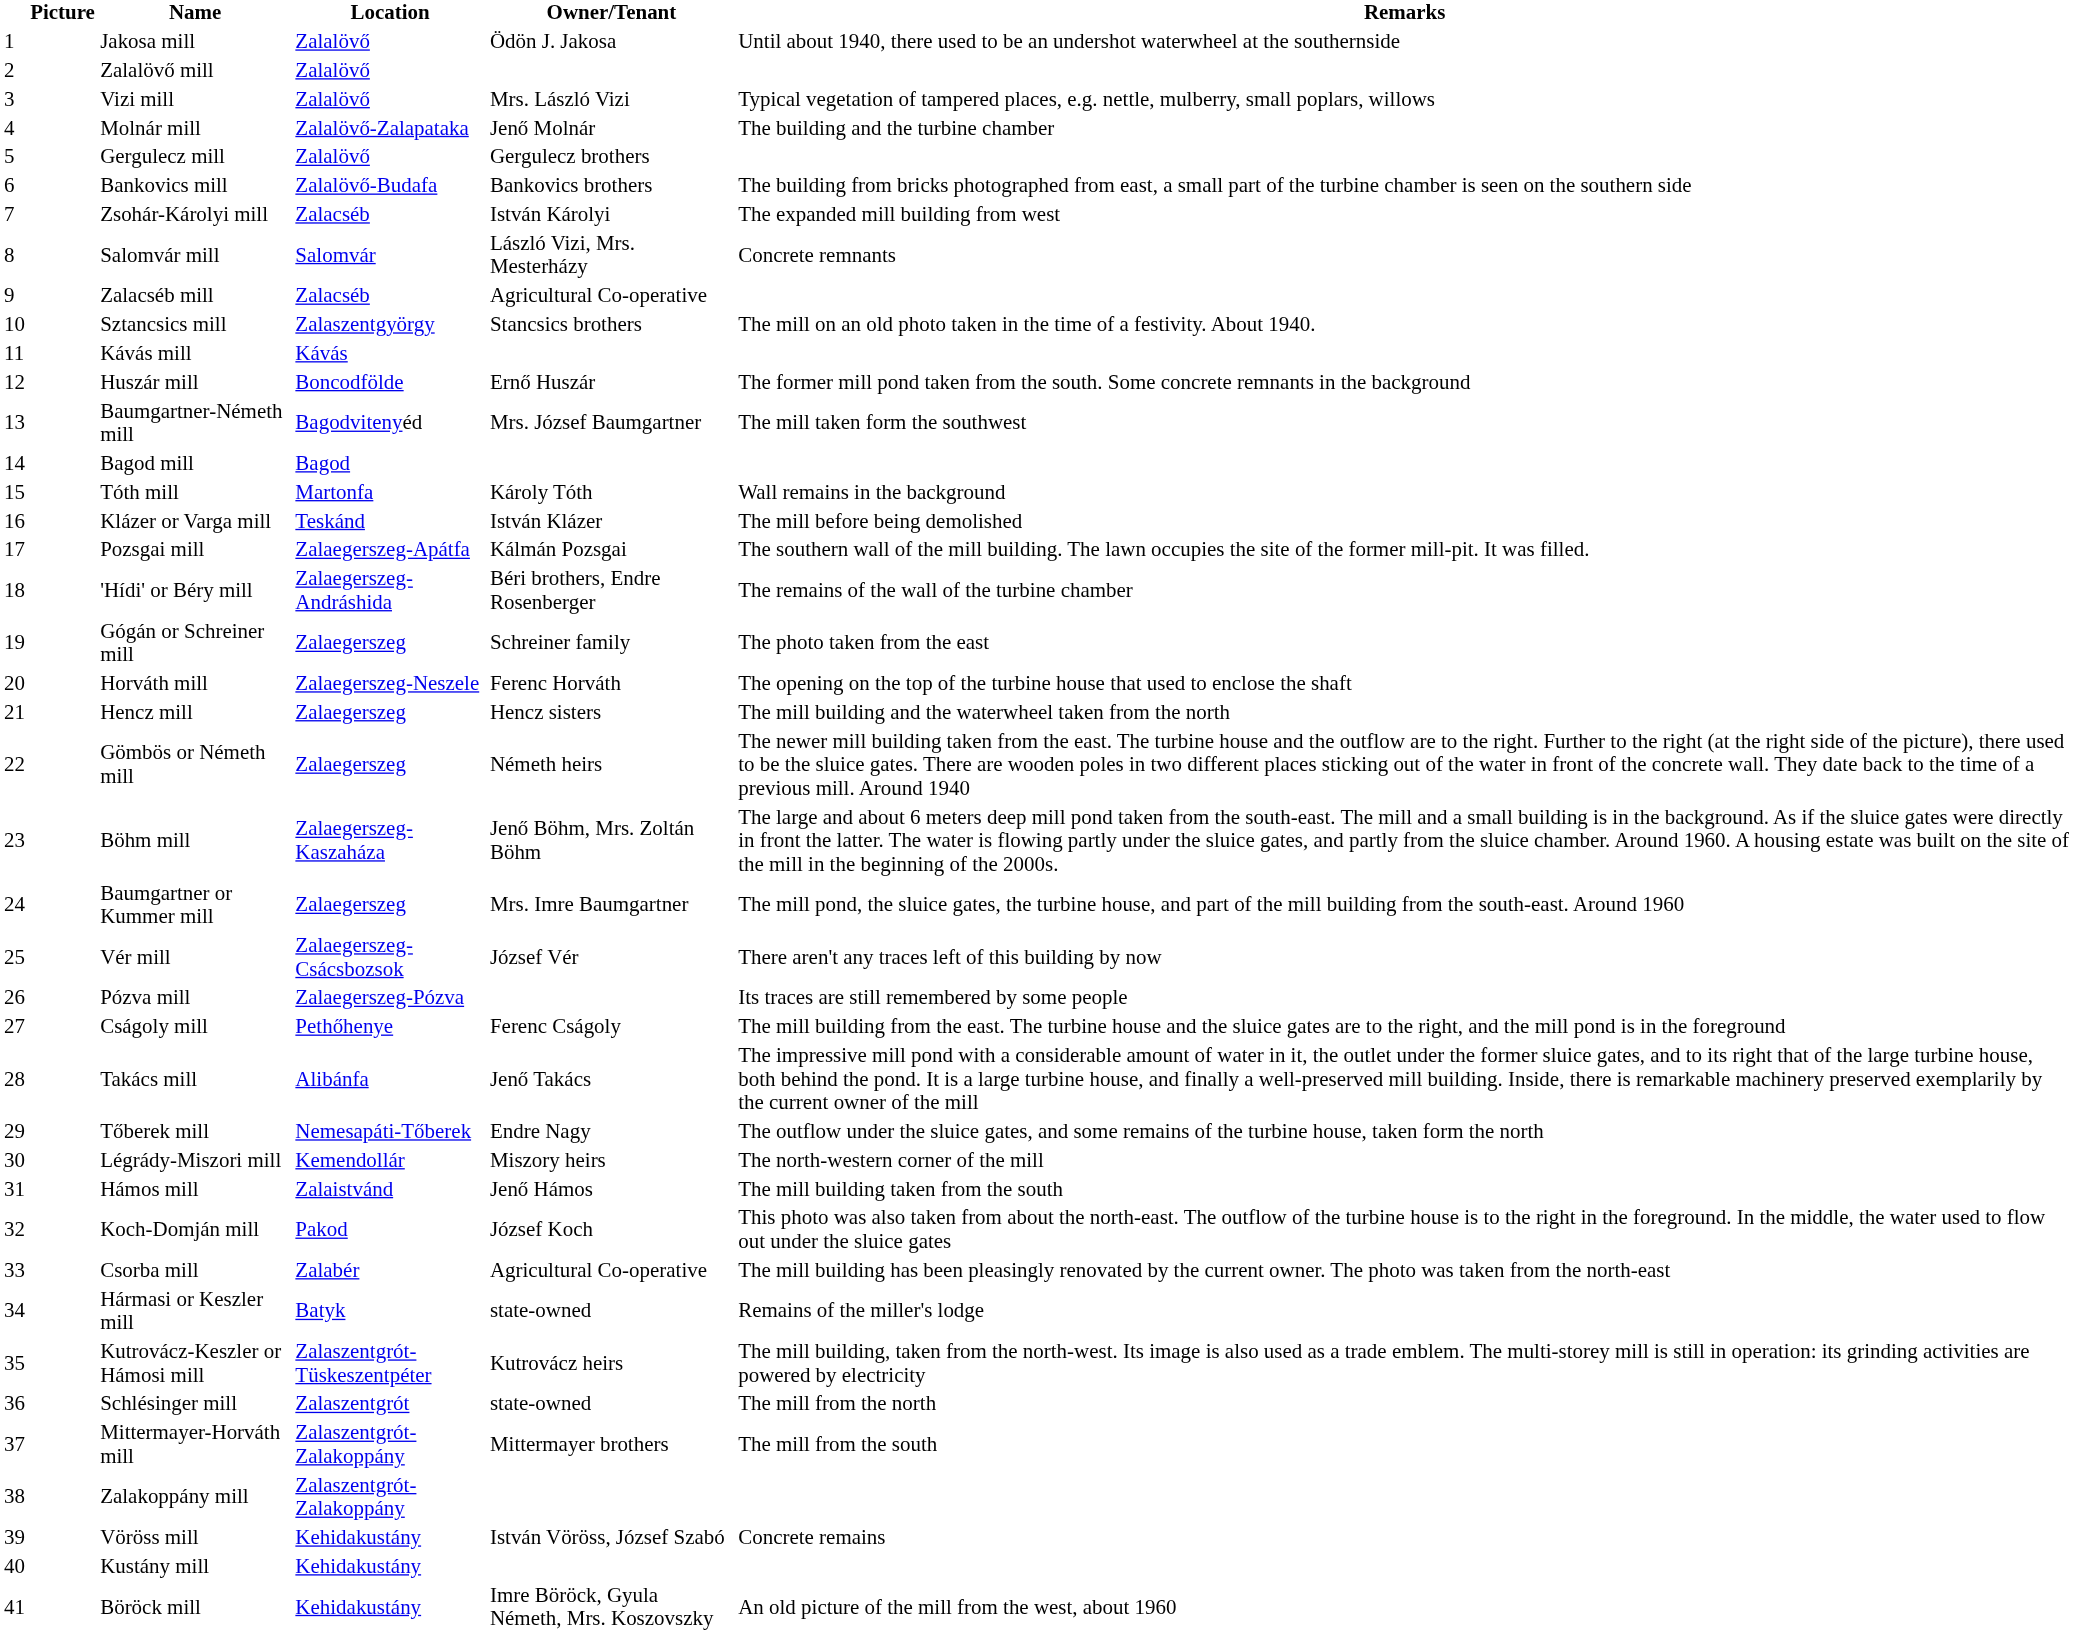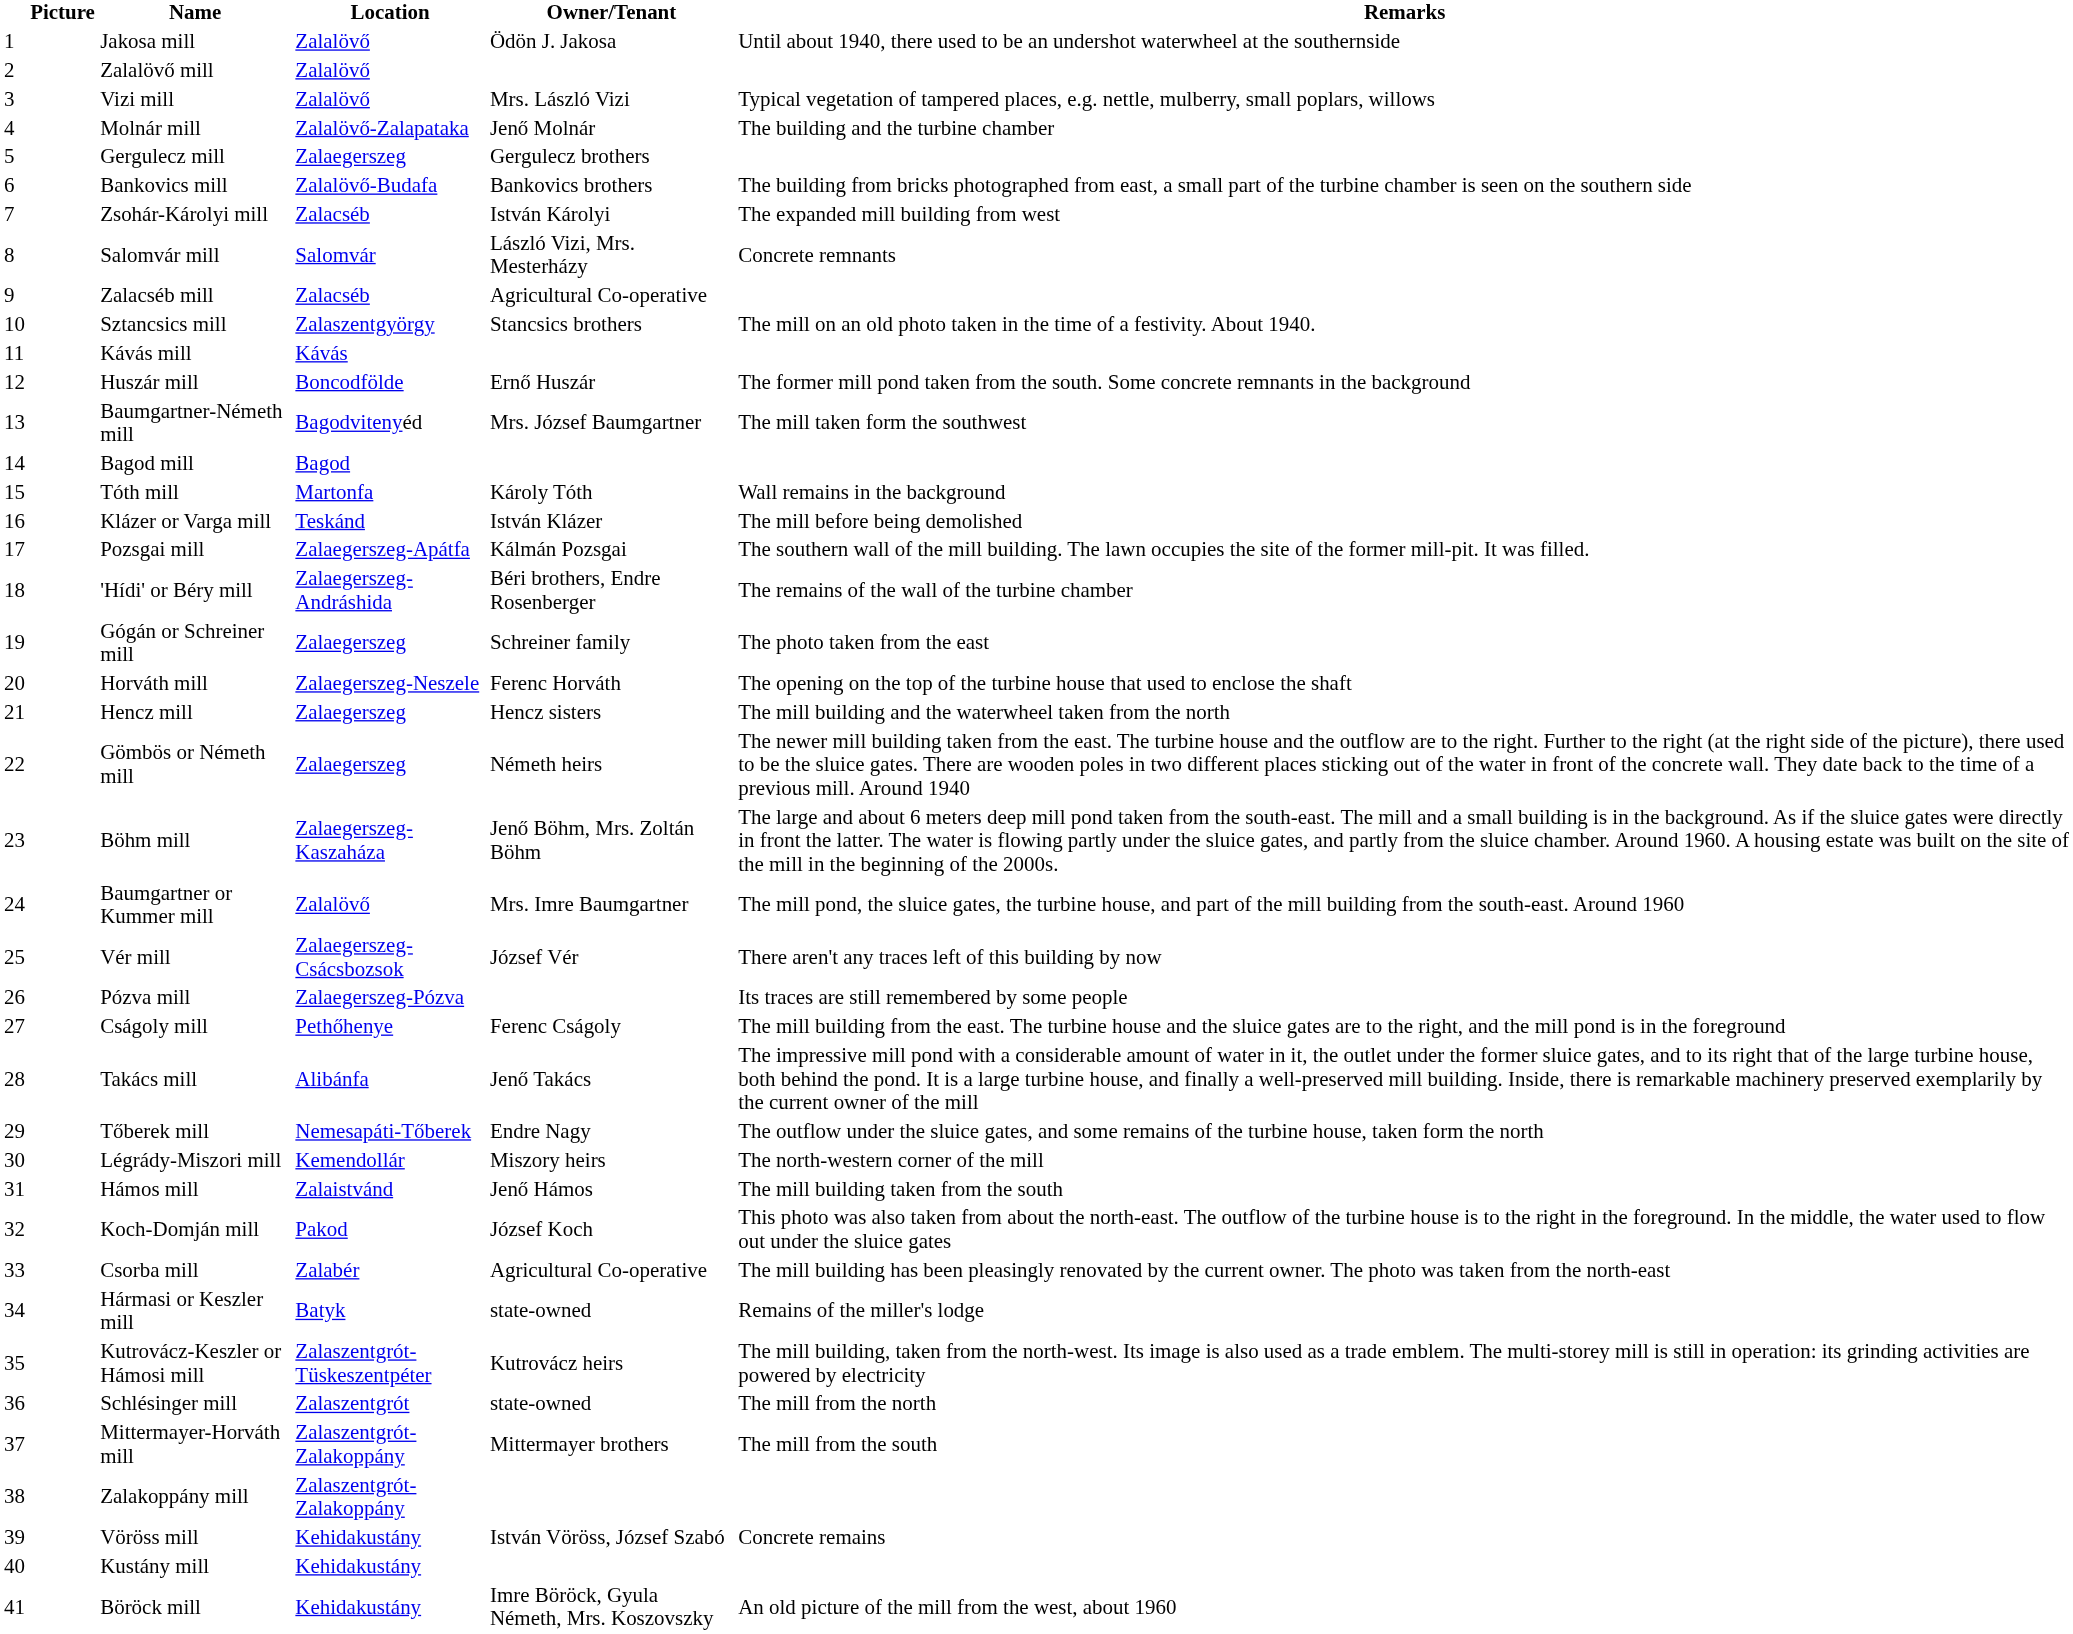(333, 156) Zalalövő -> (351, 156) Zalaegerszeg
(351, 904) Zalaegerszeg -> (333, 904) Zalalövő
